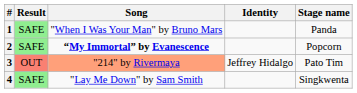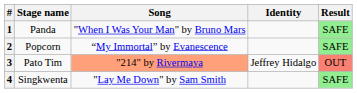columns swapped: (324, 12) <-> (31, 12)
(136, 46) bold -> (160, 46) normal
